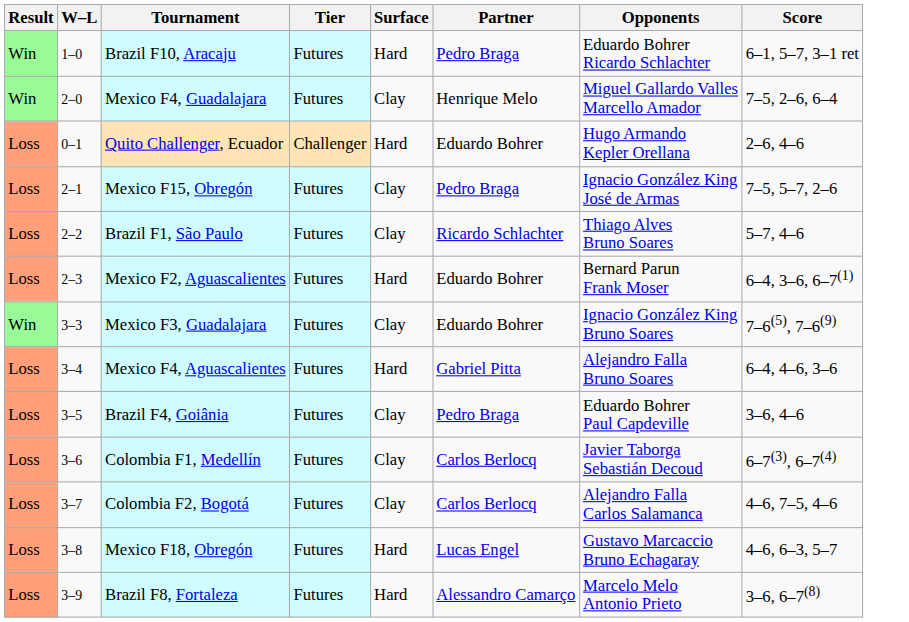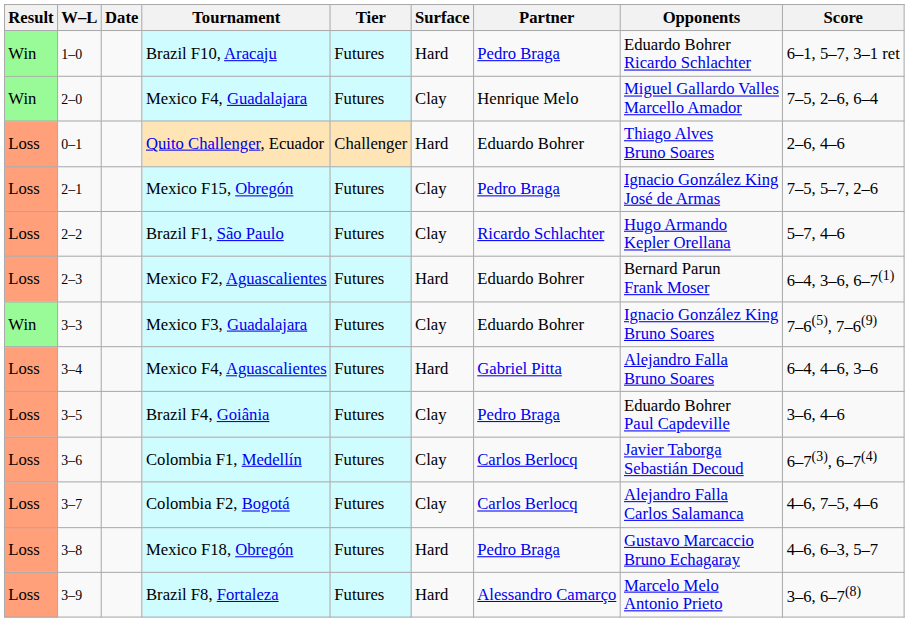+ column: (122, 17)
(636, 143) Hugo Armando Kepler Orellana -> (669, 143) Thiago Alves Bruno Soares
(628, 233) Thiago Alves Bruno Soares -> (677, 233) Hugo Armando Kepler Orellana
(478, 549) Lucas Engel -> (519, 549) Pedro Braga
